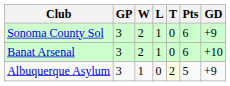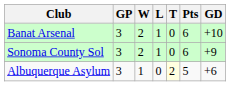rows swapped: (41, 52) <-> (55, 33)
(210, 71) +9 -> (210, 71) +6
